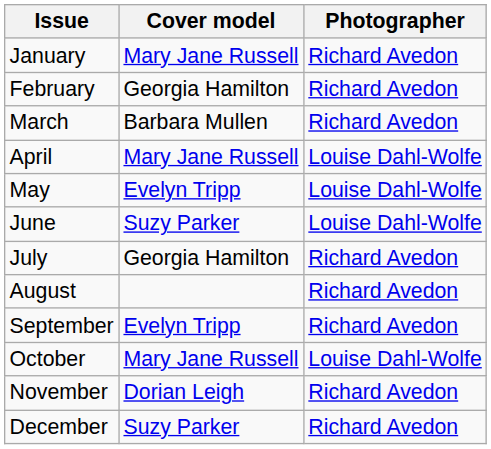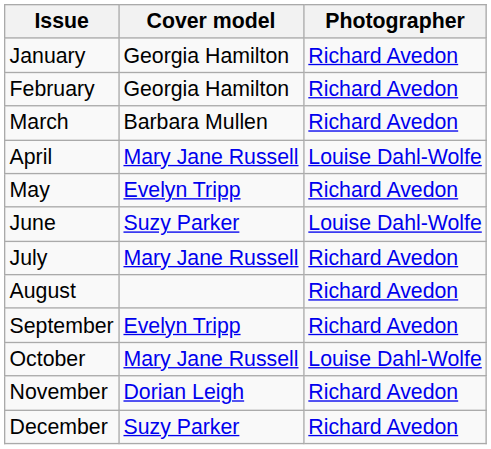(211, 55) Mary Jane Russell -> (206, 55) Georgia Hamilton
(395, 190) Louise Dahl-Wolfe -> (383, 190) Richard Avedon
(206, 257) Georgia Hamilton -> (211, 257) Mary Jane Russell
